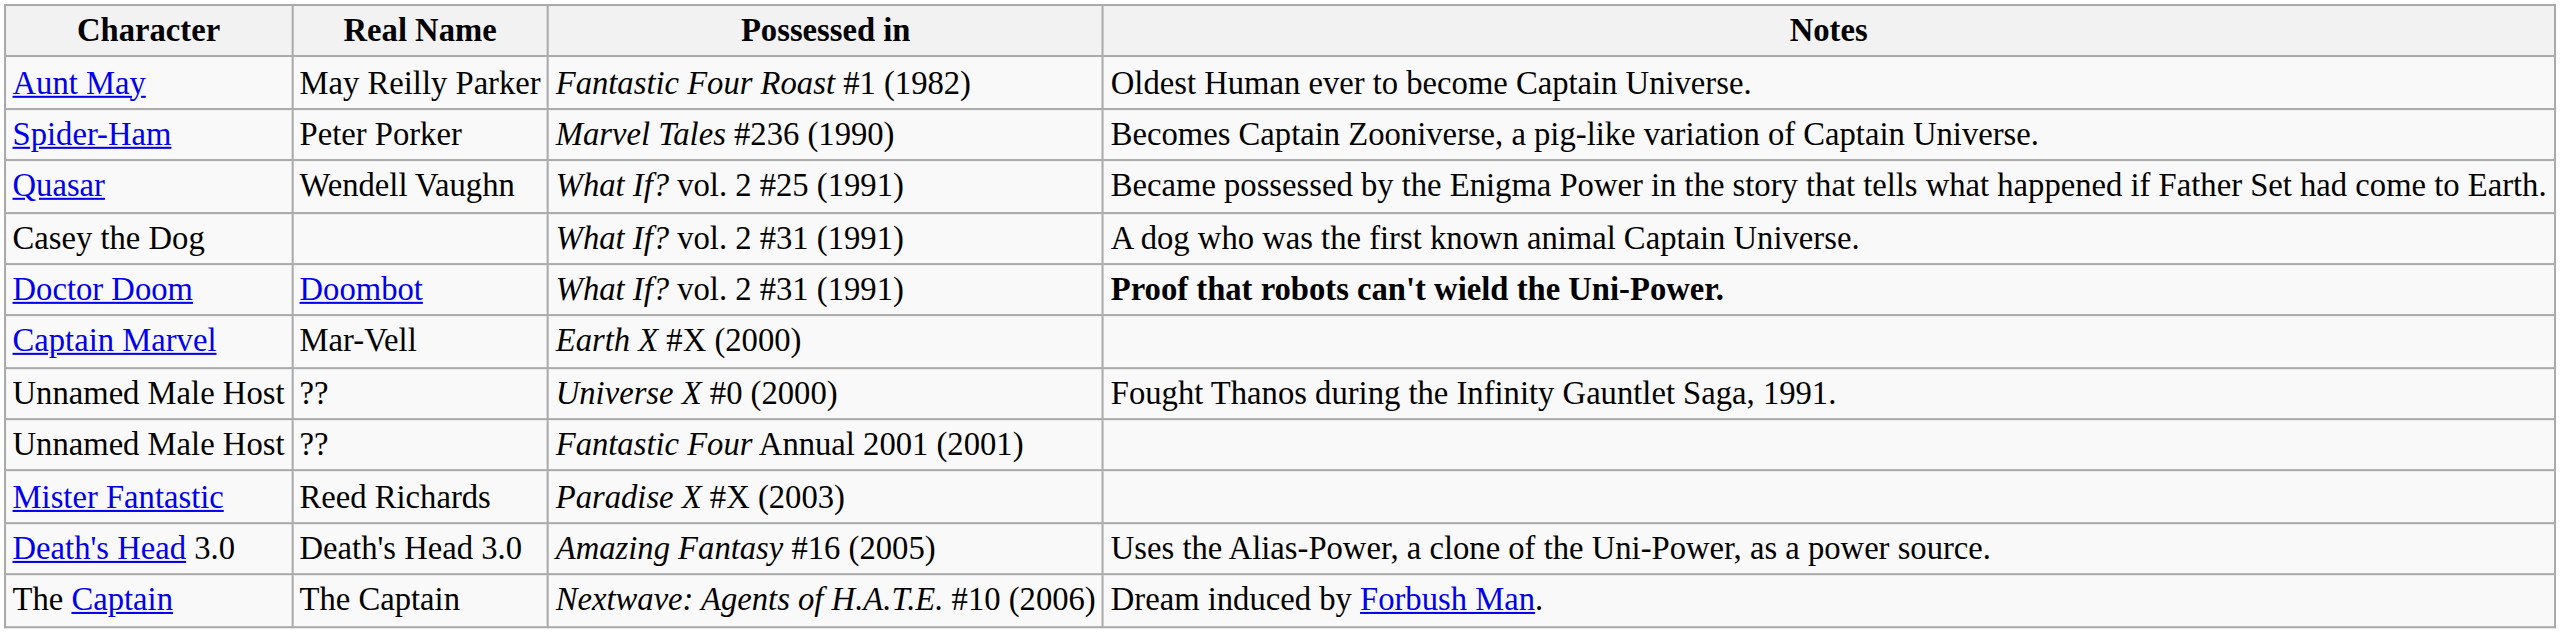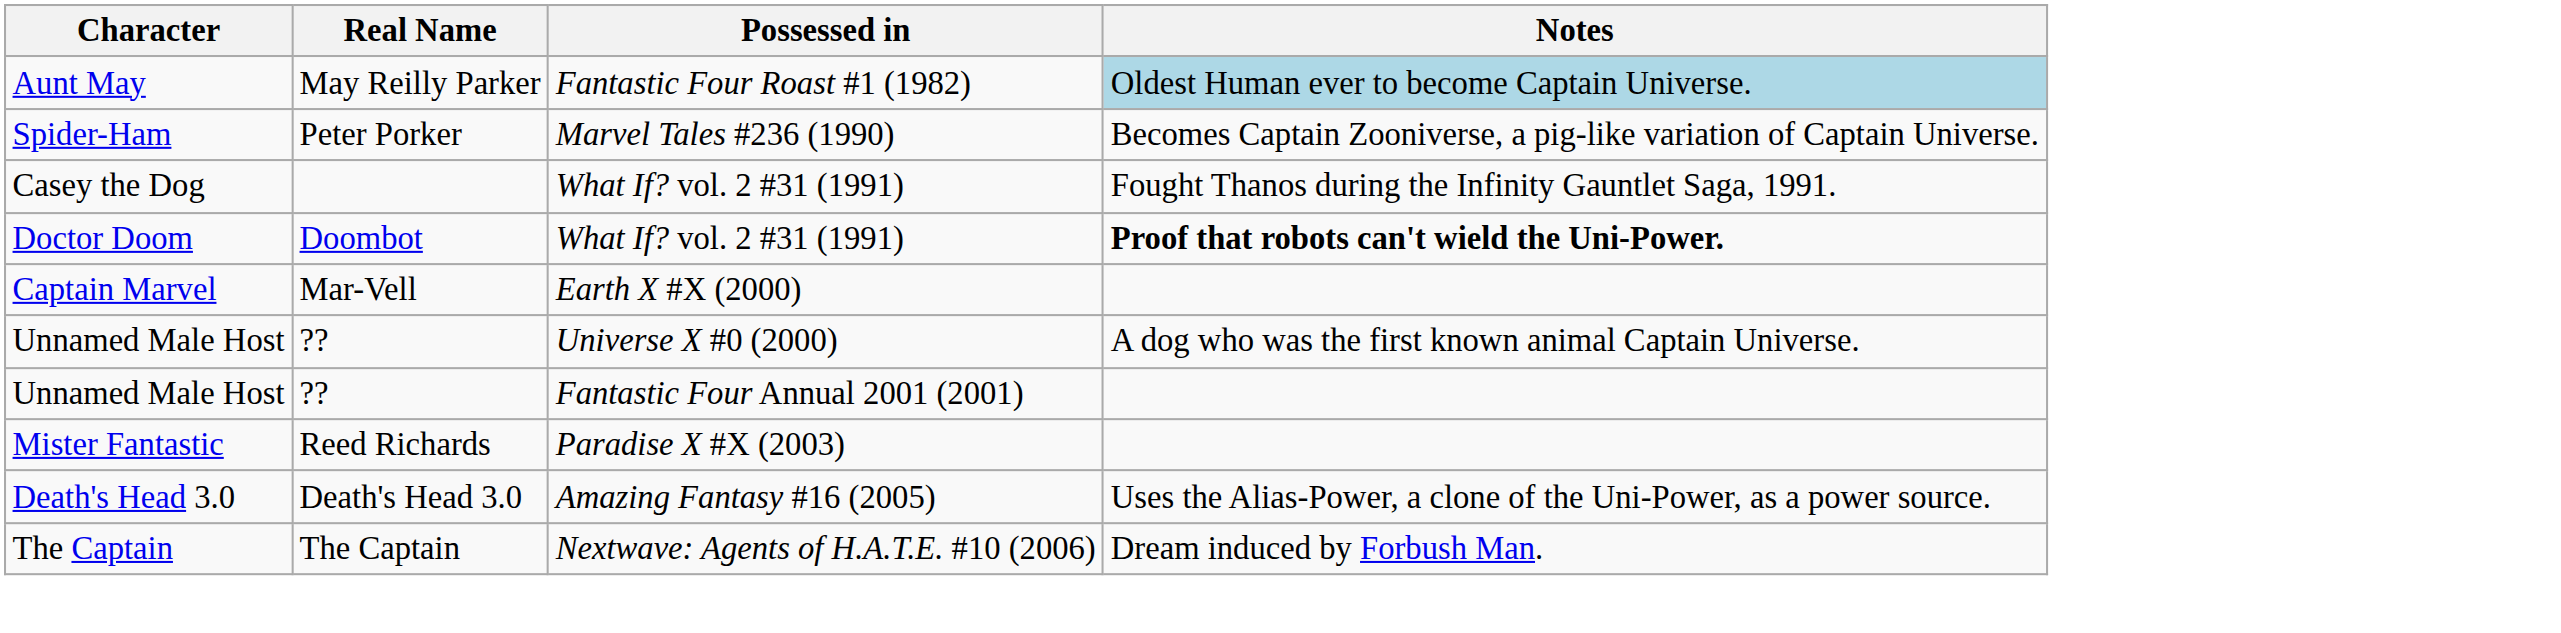(1431, 82) no background -> (1431, 82) lightblue background
- row: (59, 185)
(1485, 237) A dog who was the first known animal Captain Universe. -> (1474, 185) Fought Thanos during the Infinity Gauntlet Saga, 1991.
(1474, 392) Fought Thanos during the Infinity Gauntlet Saga, 1991. -> (1485, 340) A dog who was the first known animal Captain Universe.
